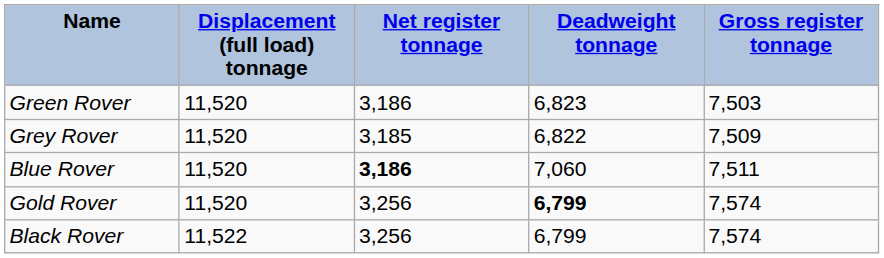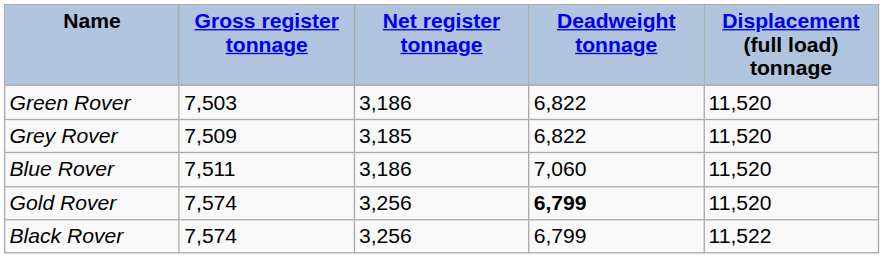columns swapped: (791, 33) <-> (267, 45)
(560, 102) 6,823 -> (560, 102) 6,822
(385, 169) bold -> (385, 169) normal
